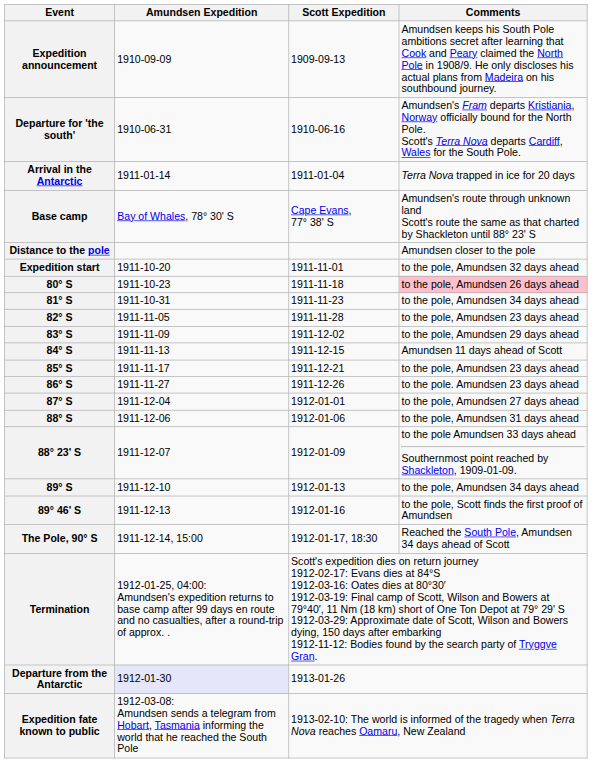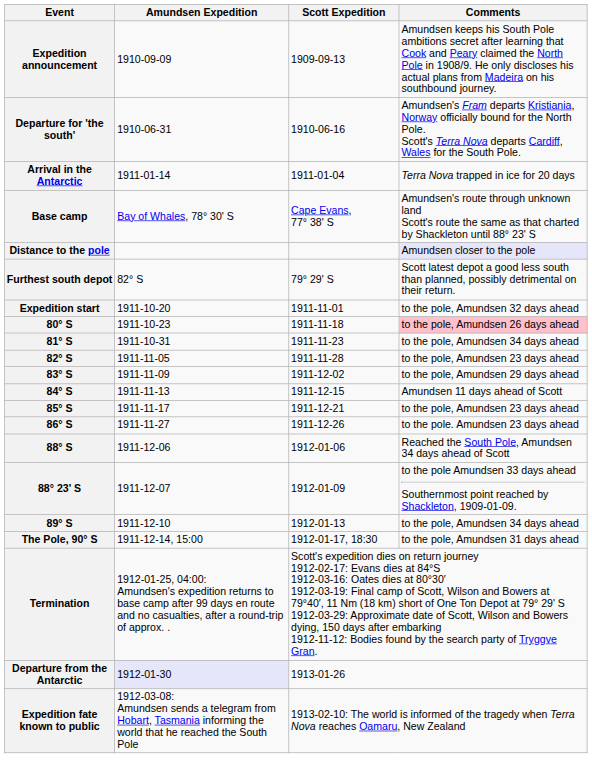(468, 251) no background -> (468, 251) lavender background
+ row: (60, 279)
- row: (60, 401)
(490, 418) to the pole, Amundsen 31 days ahead -> (487, 448) Reached the South Pole, Amundsen 34 days ahead of Scott
- row: (60, 510)
(487, 538) Reached the South Pole, Amundsen 34 days ahead of Scott -> (490, 540) to the pole, Amundsen 31 days ahead
